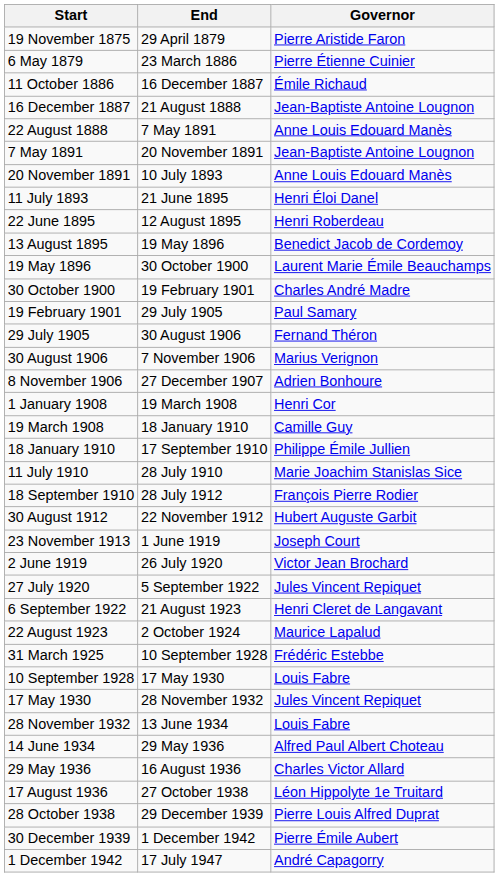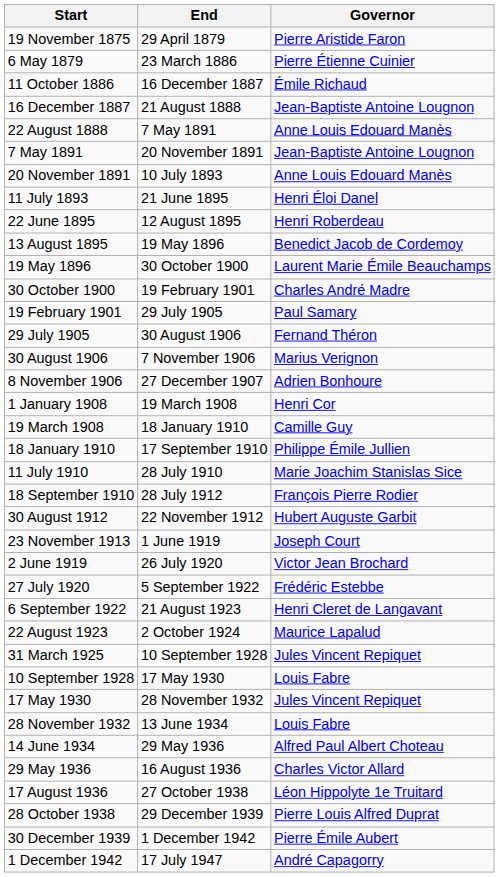(348, 586) Jules Vincent Repiquet -> (329, 586) Frédéric Estebbe
(329, 655) Frédéric Estebbe -> (348, 655) Jules Vincent Repiquet
